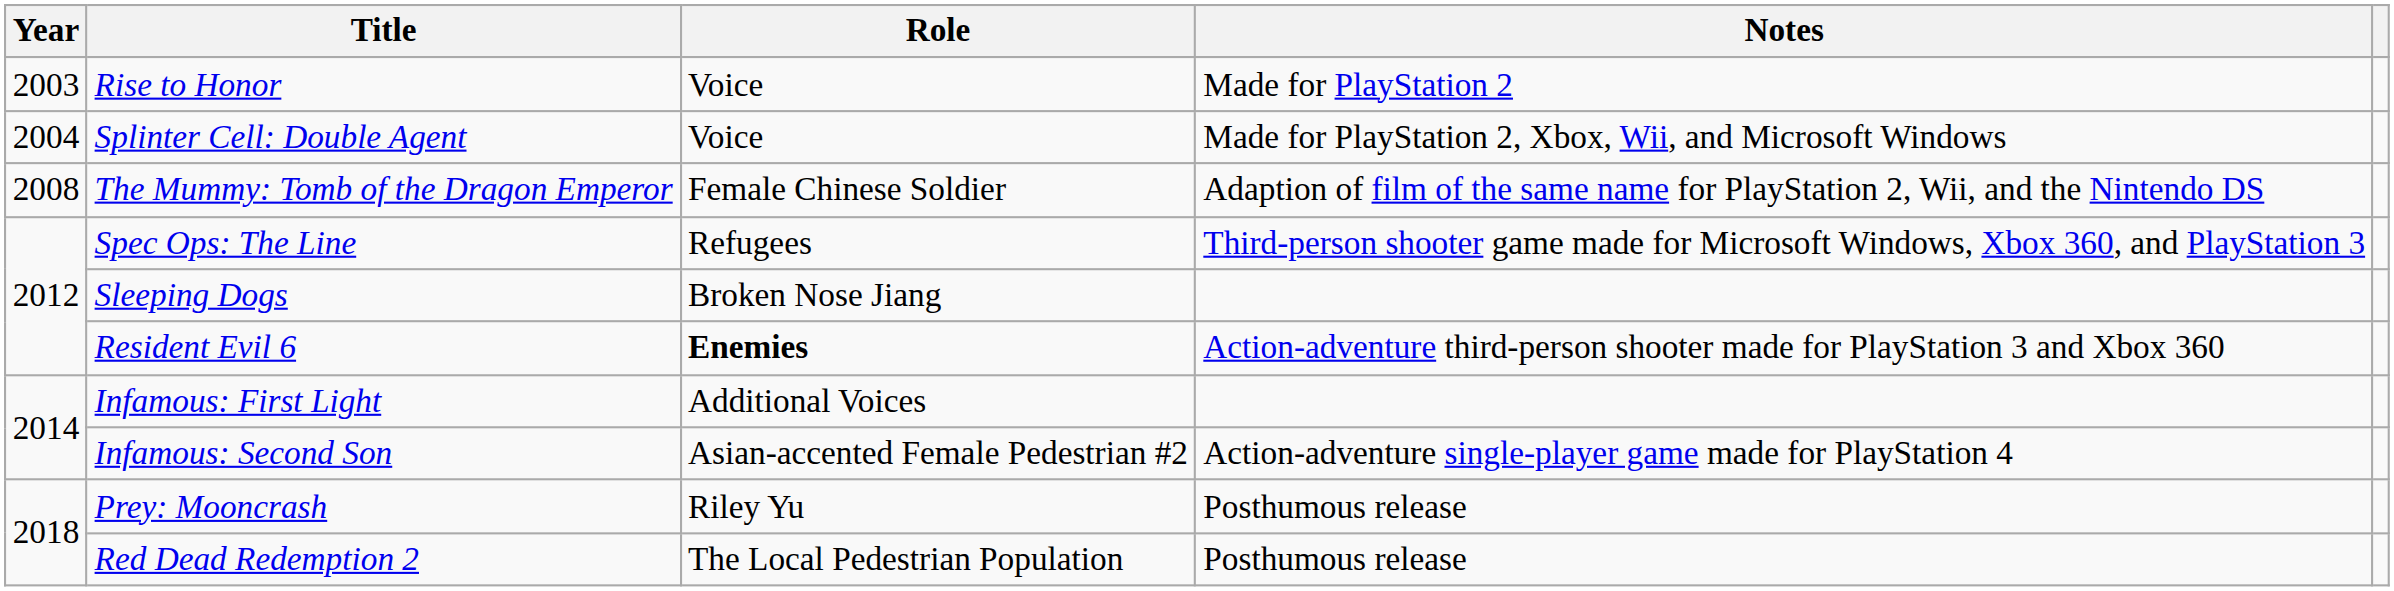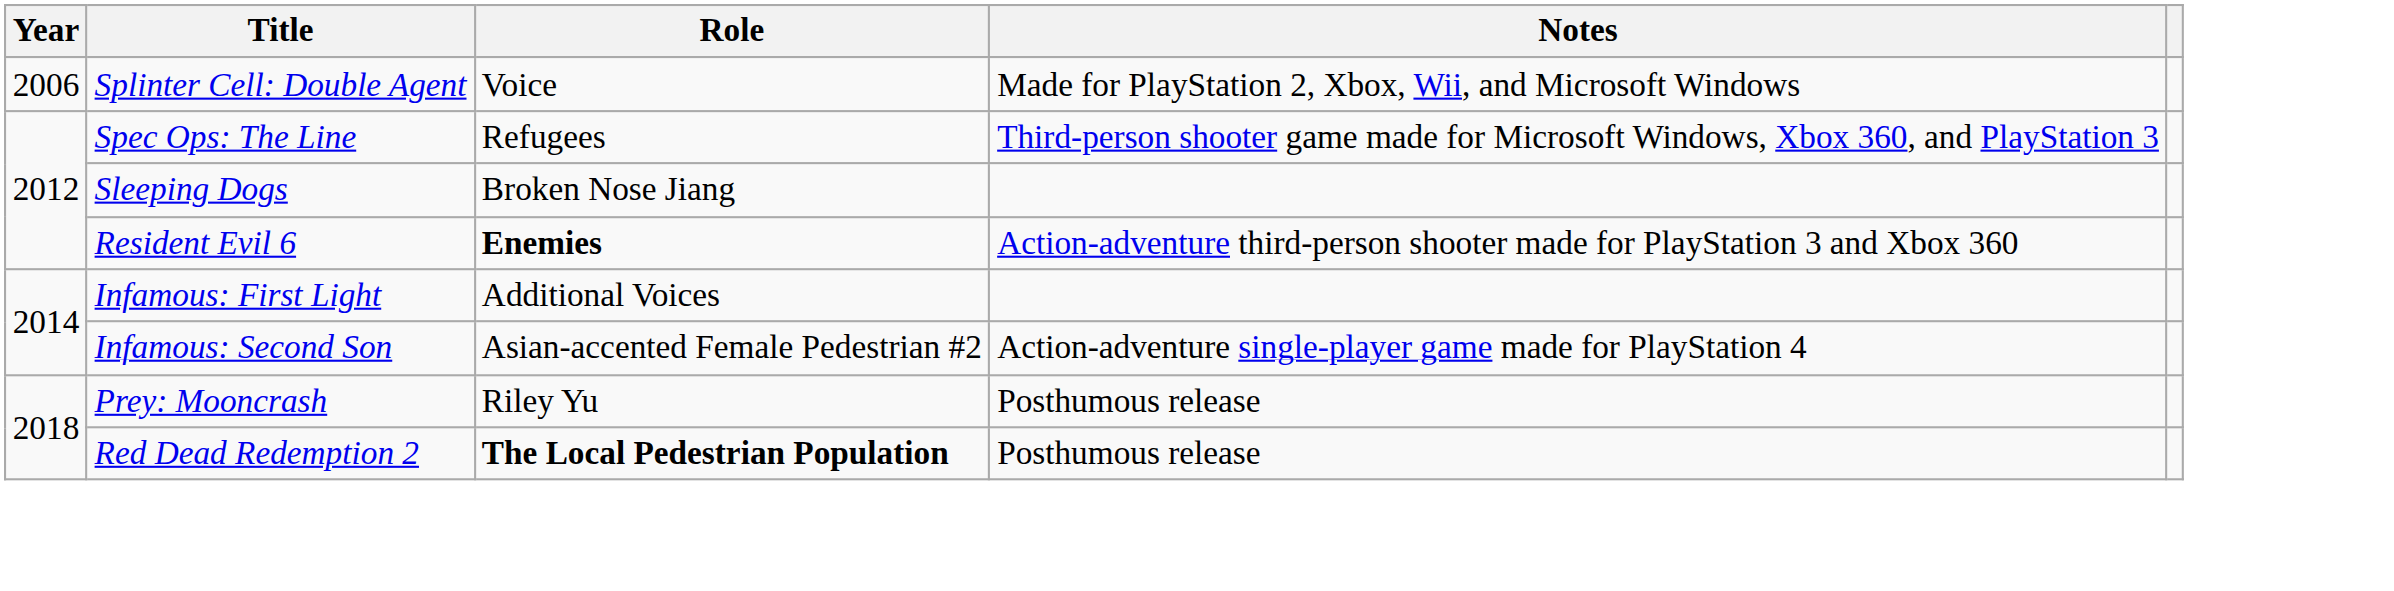- row: (188, 83)
(46, 136) 2004 -> (46, 83) 2006
- row: (384, 189)
(906, 558) normal -> (715, 453) bold
